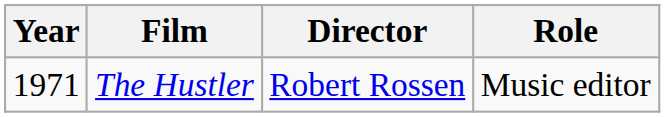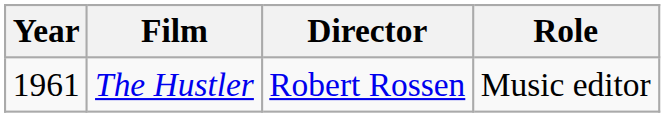(46, 84) 1971 -> (46, 84) 1961
